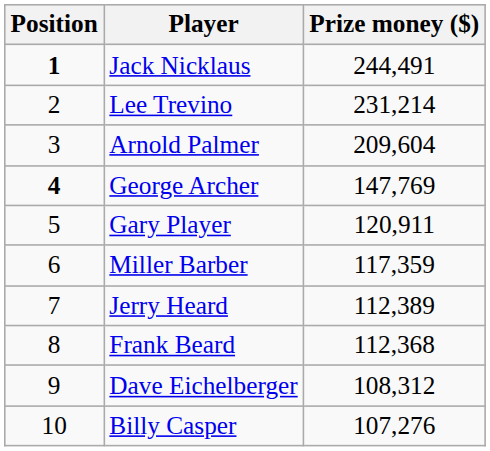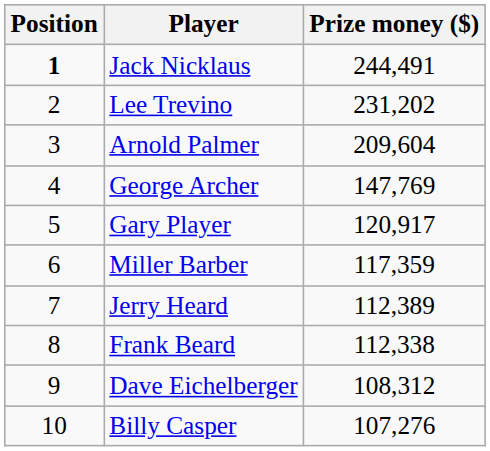(394, 104) 231,214 -> (394, 104) 231,202
(54, 184) bold -> (54, 184) normal
(394, 225) 120,911 -> (394, 225) 120,917
(394, 345) 112,368 -> (394, 345) 112,338
